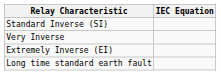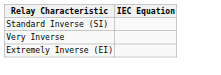- row: (79, 63)
